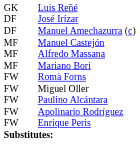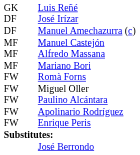+ row: (66, 146)
